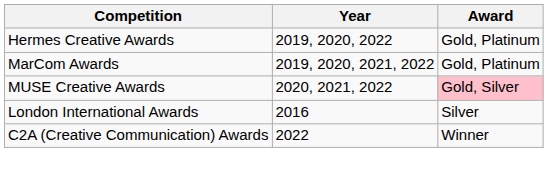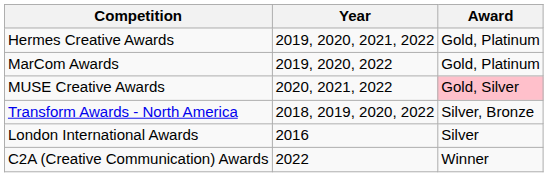(334, 40) 2019, 2020, 2022 -> (355, 40) 2019, 2020, 2021, 2022
(355, 64) 2019, 2020, 2021, 2022 -> (334, 64) 2019, 2020, 2022
+ row: (123, 111)
